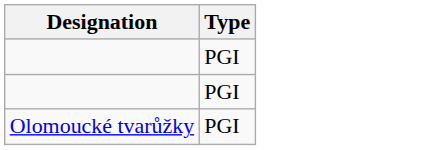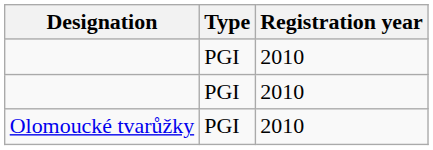+ column: (342, 21)
